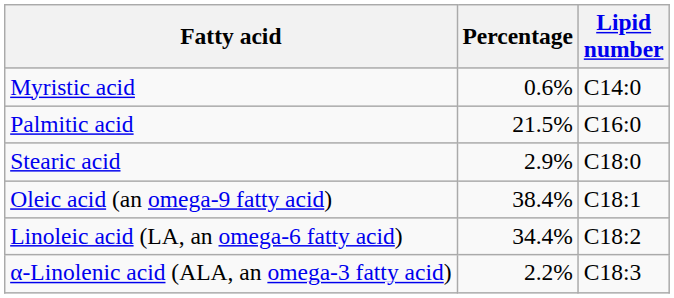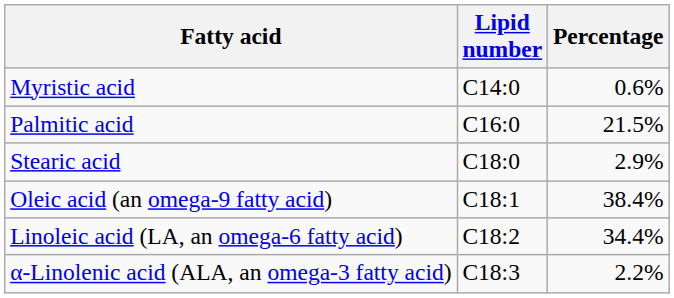columns swapped: (624, 36) <-> (518, 36)
